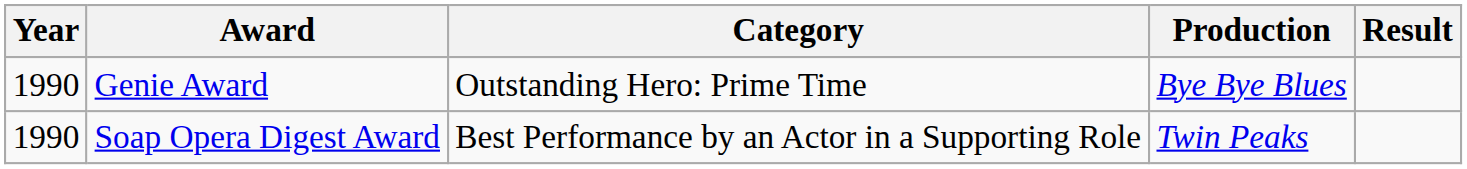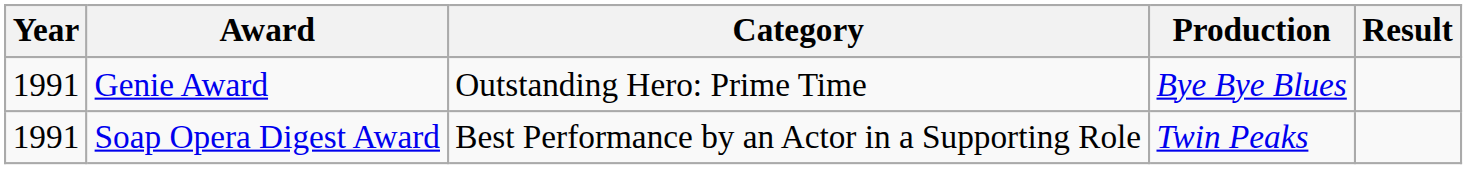(46, 83) 1990 -> (46, 83) 1991
(46, 136) 1990 -> (46, 136) 1991
